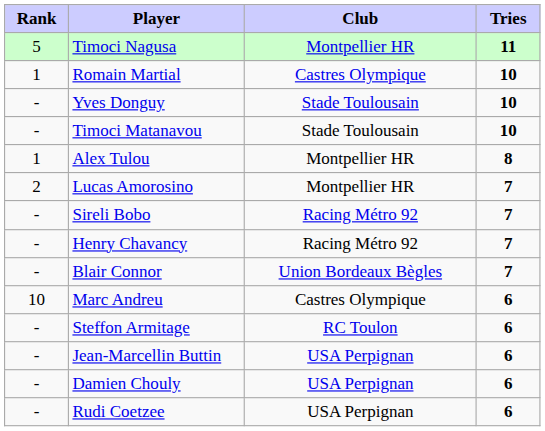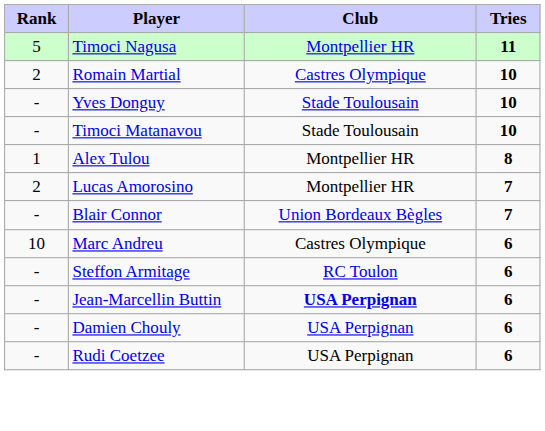(37, 74) 1 -> (37, 74) 2
- row: (111, 215)
- row: (130, 243)
(360, 355) normal -> (360, 299) bold
